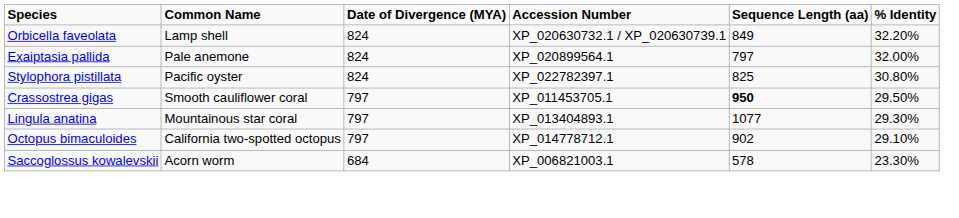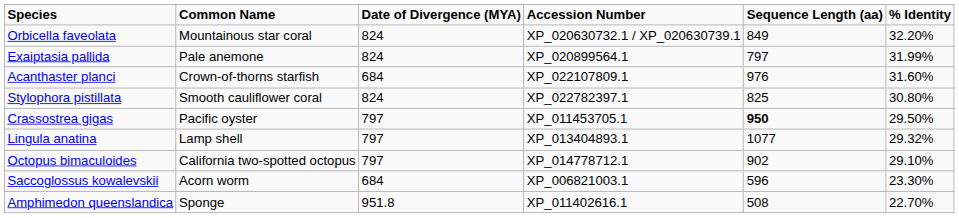(196, 35) Lamp shell -> (245, 35) Mountainous star coral
(897, 56) 32.00% -> (911, 56) 31.99%
+ row: (61, 77)
(203, 77) Pacific oyster -> (251, 98) Smooth cauliflower coral
(236, 98) Smooth cauliflower coral -> (218, 118) Pacific oyster
(231, 118) Mountainous star coral -> (211, 139) Lamp shell
(897, 118) 29.30% -> (911, 139) 29.32%
(743, 160) 578 -> (758, 181) 596
+ row: (90, 202)
